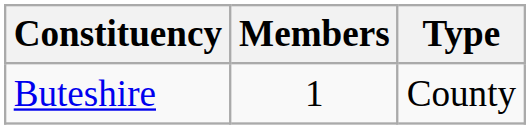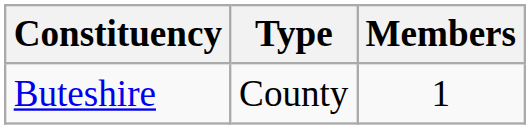columns swapped: (314, 33) <-> (461, 33)
